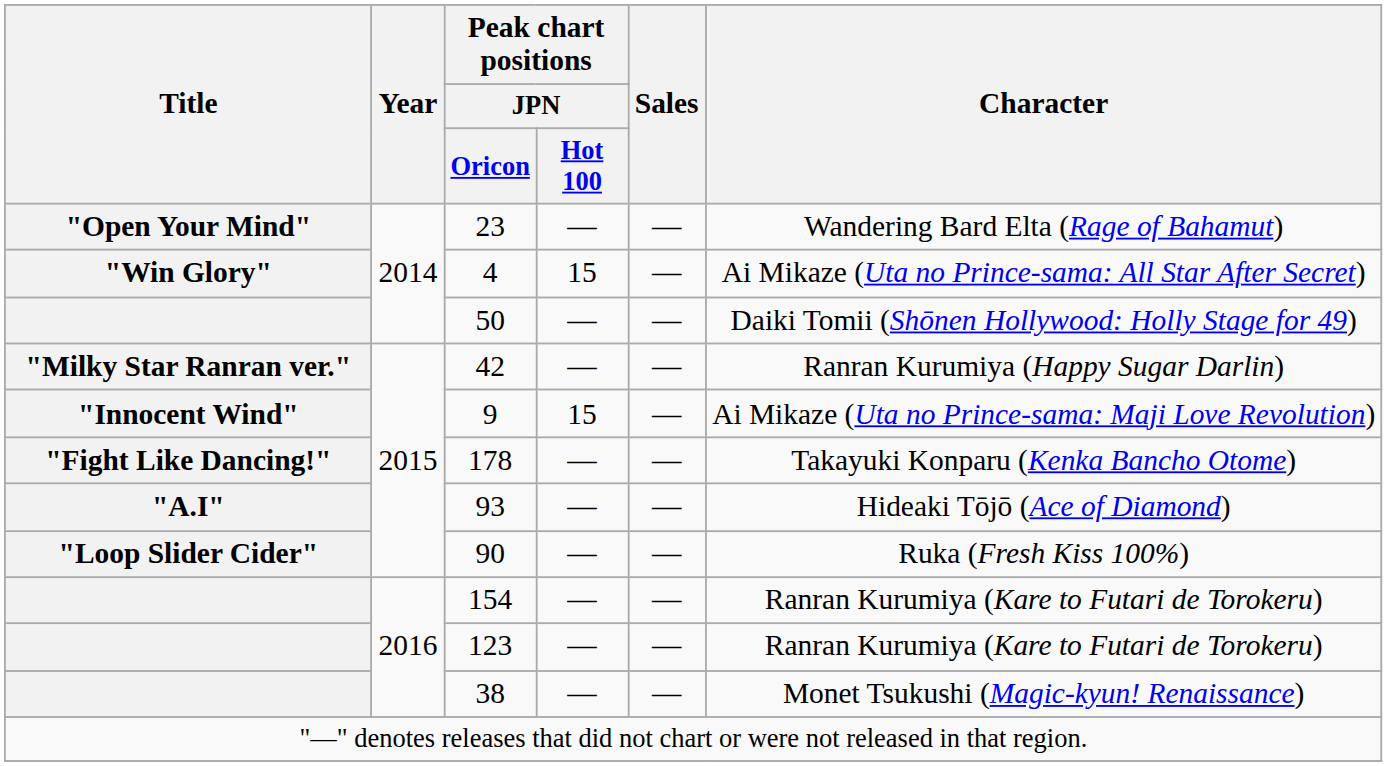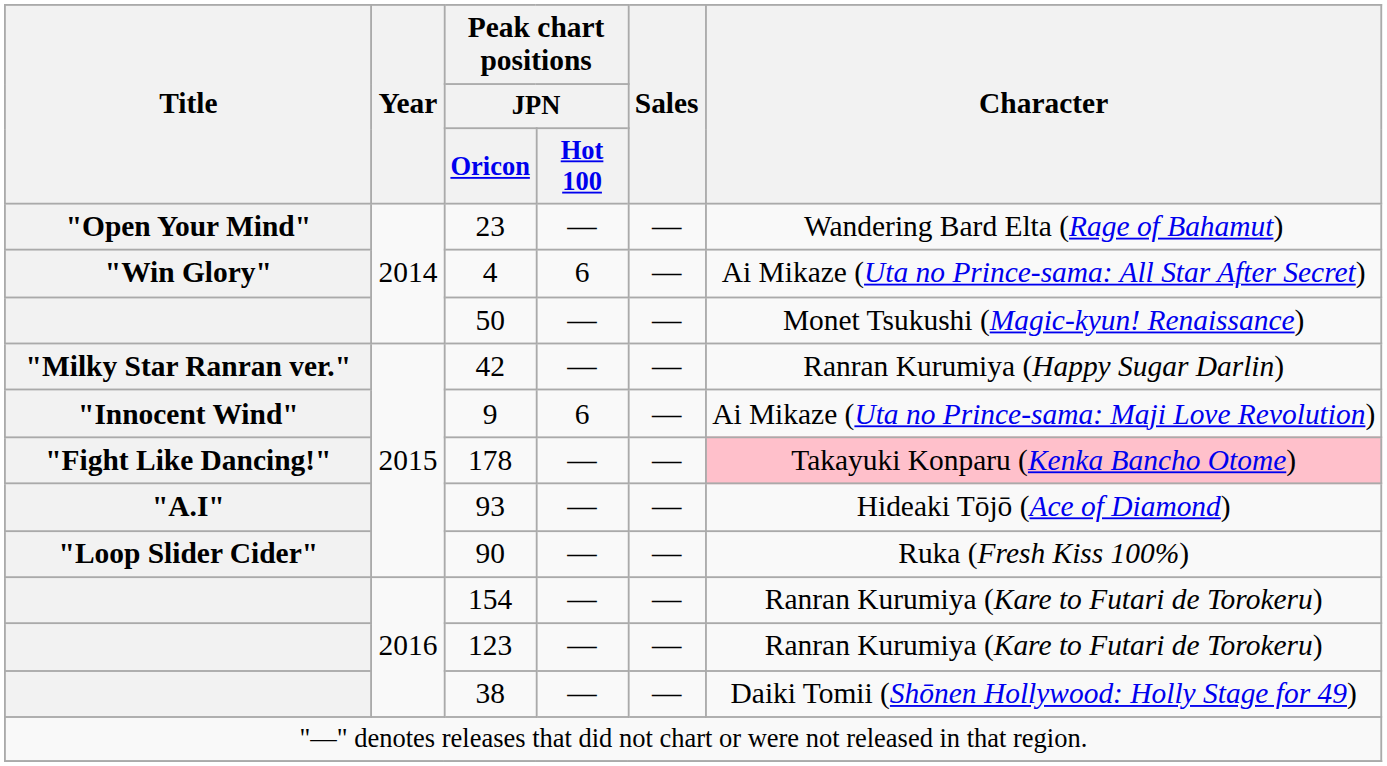(582, 273) 15 -> (582, 273) 6
(1044, 319) Daiki Tomii (Shōnen Hollywood: Holly Stage for 49) -> (1044, 319) Monet Tsukushi (Magic-kyun! Renaissance)
(582, 413) 15 -> (582, 413) 6
(1044, 459) no background -> (1044, 459) pink background
(1044, 693) Monet Tsukushi (Magic-kyun! Renaissance) -> (1044, 693) Daiki Tomii (Shōnen Hollywood: Holly Stage for 49)
